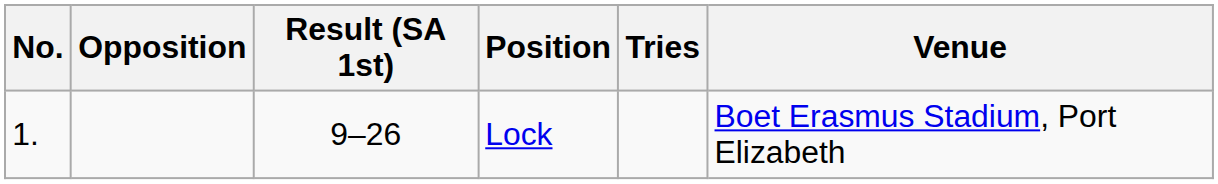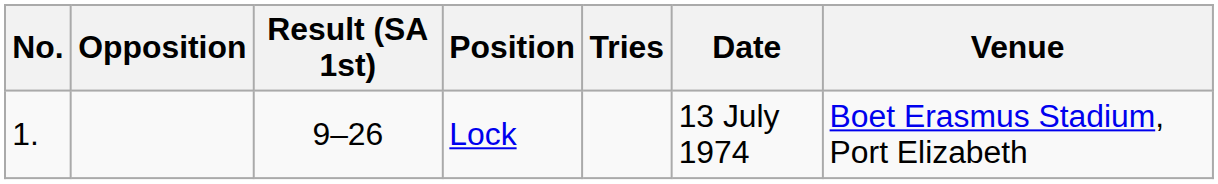+ column: (747, 47)
